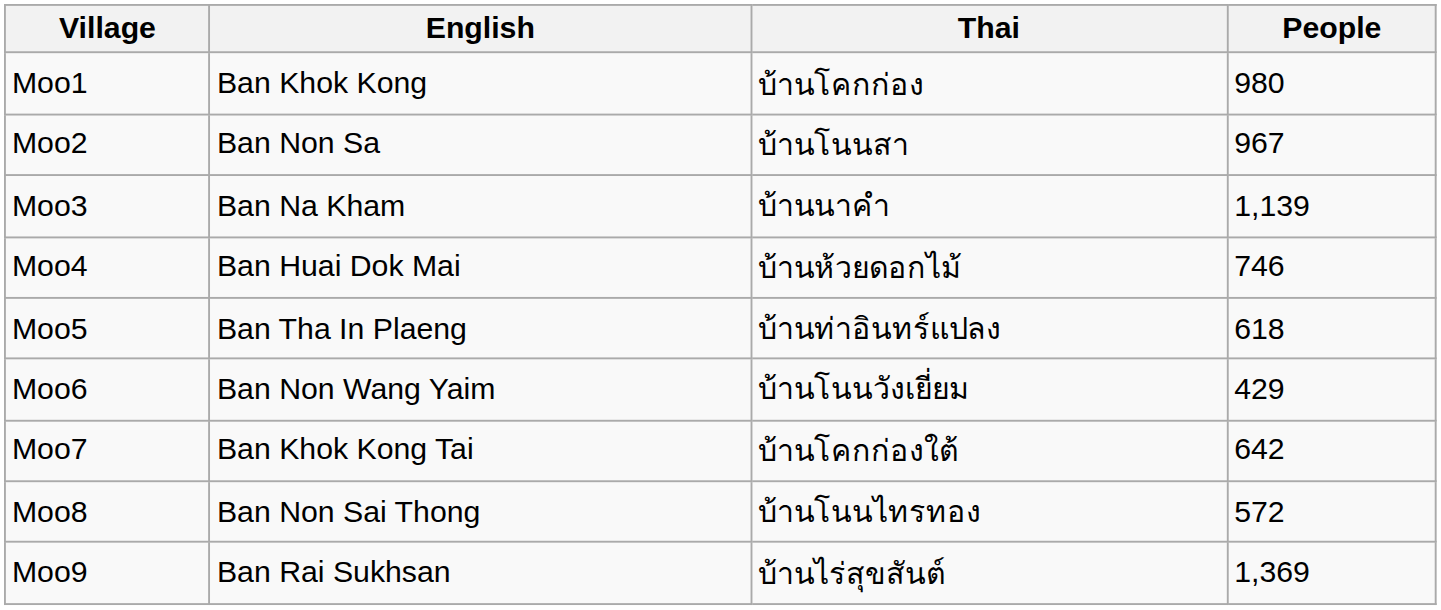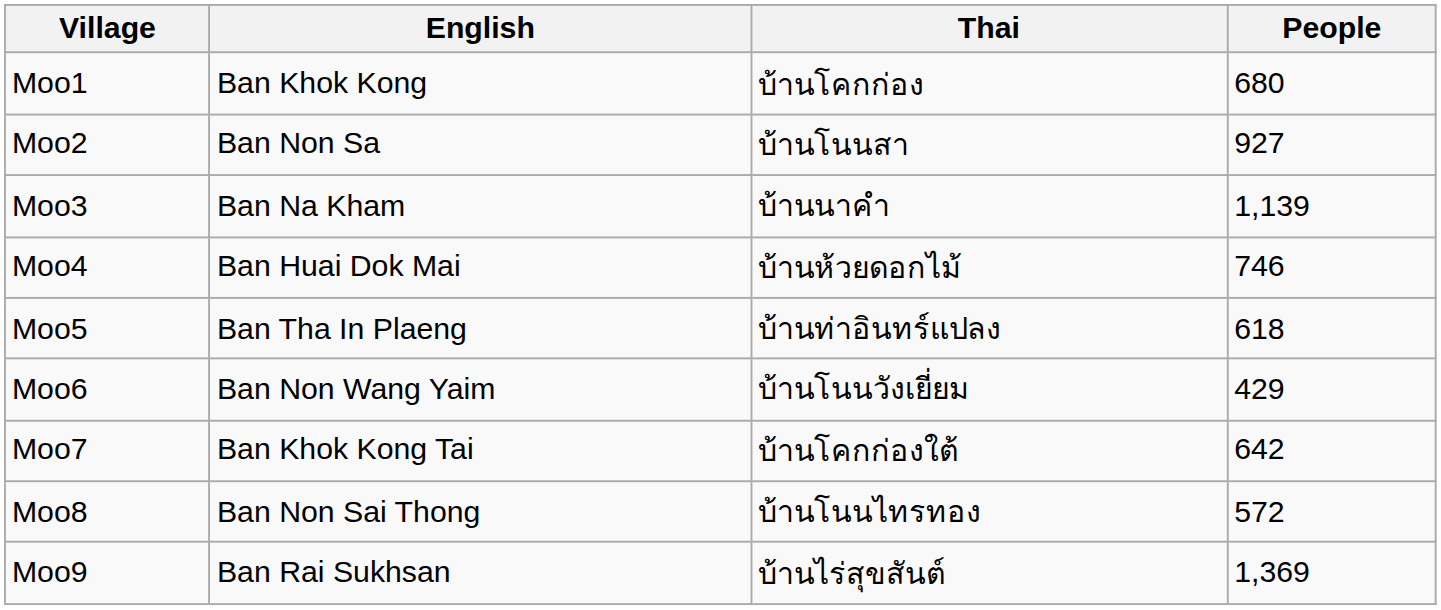(1259, 83) 980 -> (1259, 83) 680
(1259, 144) 967 -> (1259, 144) 927
